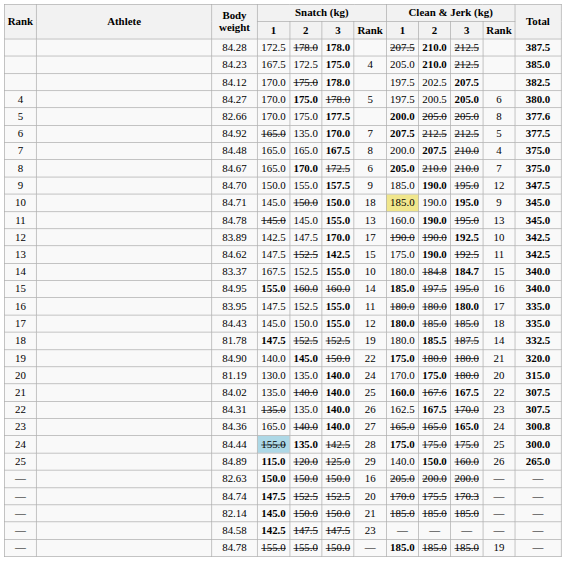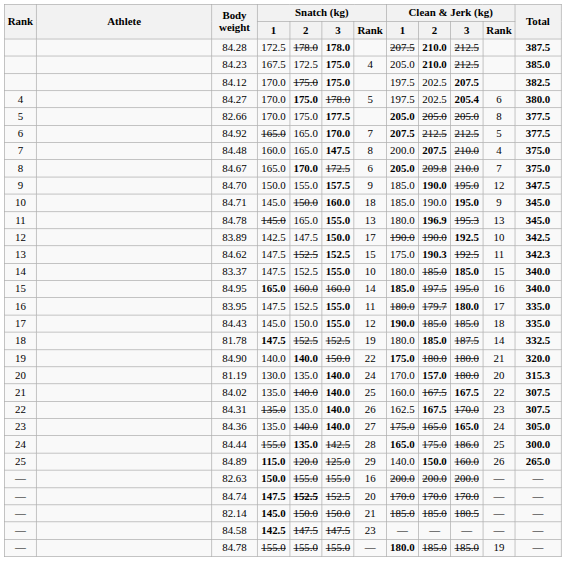(338, 82) 178.0 -> (338, 82) 175.0
(435, 99) 200.5 -> (435, 99) 202.5
(467, 99) 205.0 -> (467, 99) 205.4
(402, 116) 200.0 -> (402, 116) 205.0
(538, 116) 377.6 -> (538, 116) 377.5
(306, 133) 135.0 -> (306, 133) 165.0
(273, 151) 165.0 -> (273, 151) 160.0
(338, 151) 167.5 -> (338, 151) 147.5
(435, 168) 210.0 -> (435, 168) 209.8
(338, 202) 150.0 -> (338, 202) 160.0
(402, 202) khaki background -> (402, 202) no background
(306, 220) 145.0 -> (306, 220) 165.0
(402, 220) 160.0 -> (402, 220) 180.0
(435, 220) 190.0 -> (435, 220) 196.9
(467, 220) 195.0 -> (467, 220) 195.3
(338, 237) 170.0 -> (338, 237) 150.0
(338, 254) 142.5 -> (338, 254) 152.5
(435, 254) 190.0 -> (435, 254) 190.3
(538, 254) 342.5 -> (538, 254) 342.3
(273, 271) 167.5 -> (273, 271) 147.5
(435, 271) 184.8 -> (435, 271) 185.0
(467, 271) 184.7 -> (467, 271) 185.0
(273, 289) 155.0 -> (273, 289) 165.0
(435, 306) 180.0 -> (435, 306) 179.7
(402, 323) 180.0 -> (402, 323) 190.0
(435, 340) 185.5 -> (435, 340) 185.0
(306, 358) 145.0 -> (306, 358) 140.0
(435, 375) 175.0 -> (435, 375) 157.0
(538, 375) 315.0 -> (538, 375) 315.3
(402, 392) bold -> (402, 392) normal
(435, 392) 167.6 -> (435, 392) 167.5
(273, 427) 165.0 -> (273, 427) 135.0
(402, 427) 165.0 -> (402, 427) 175.0
(538, 427) 300.8 -> (538, 427) 305.0
(273, 444) lightblue background -> (273, 444) no background
(402, 444) 175.0 -> (402, 444) 165.0
(467, 444) 175.0 -> (467, 444) 186.0
(306, 479) 150.0 -> (306, 479) 155.0
(338, 479) 150.0 -> (338, 479) 155.0
(402, 479) 205.0 -> (402, 479) 200.0
(306, 496) normal -> (306, 496) bold
(435, 496) 175.5 -> (435, 496) 170.0
(467, 496) 170.3 -> (467, 496) 170.0
(467, 513) 185.0 -> (467, 513) 180.5
(338, 548) 150.0 -> (338, 548) 155.0
(402, 548) 185.0 -> (402, 548) 180.0
